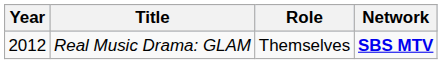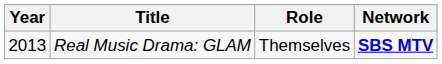(27, 44) 2012 -> (27, 44) 2013
